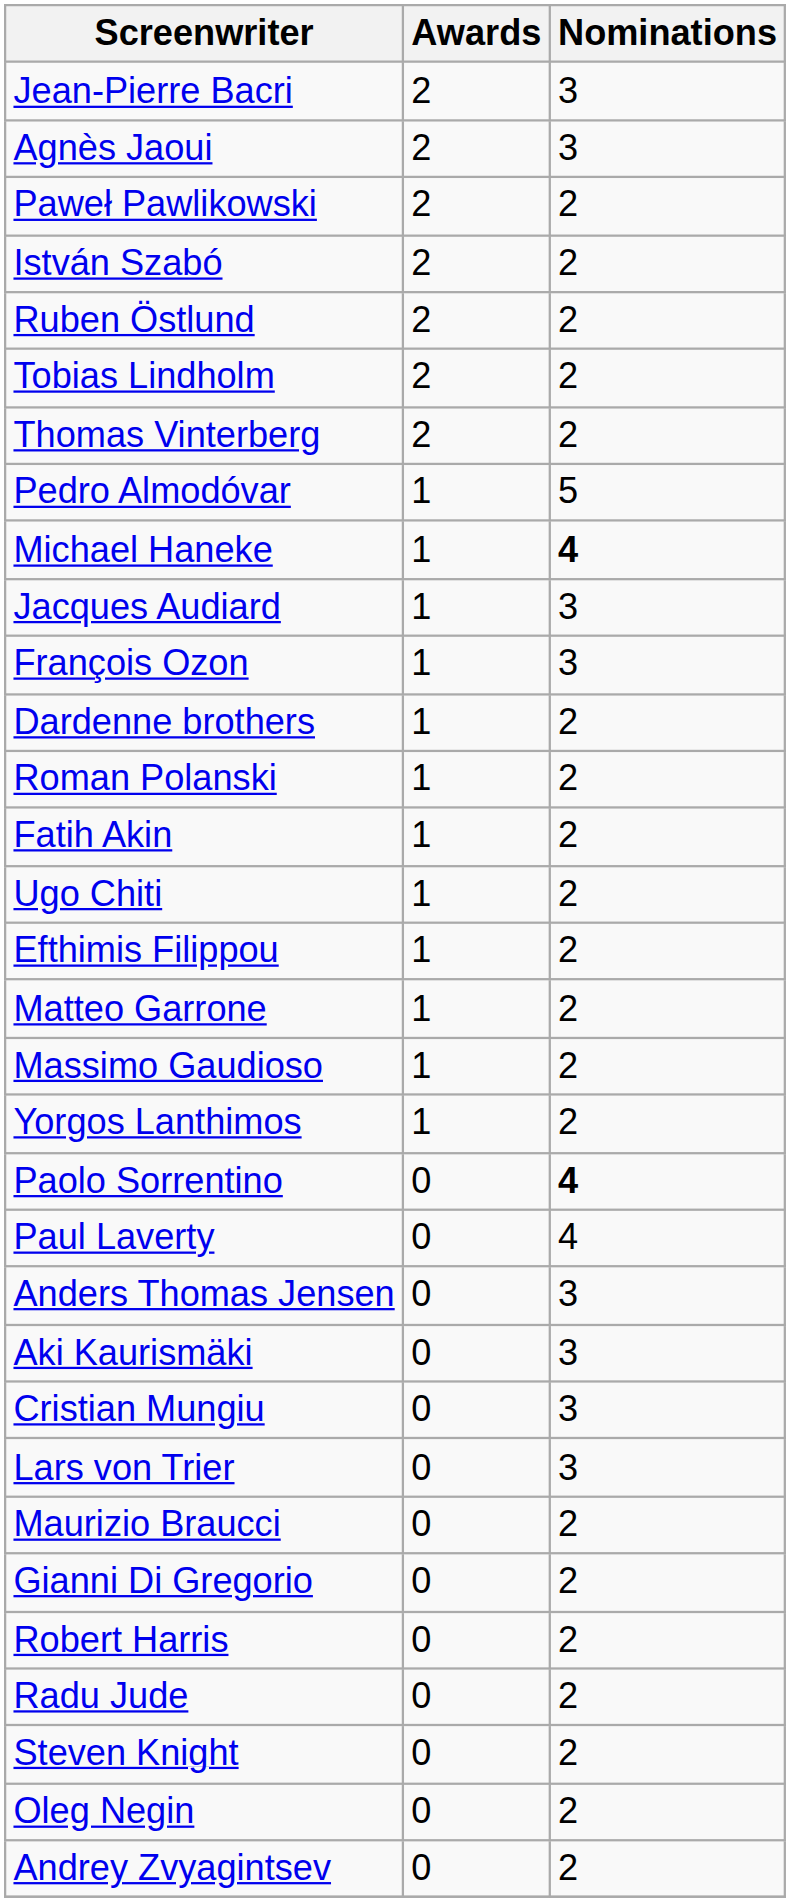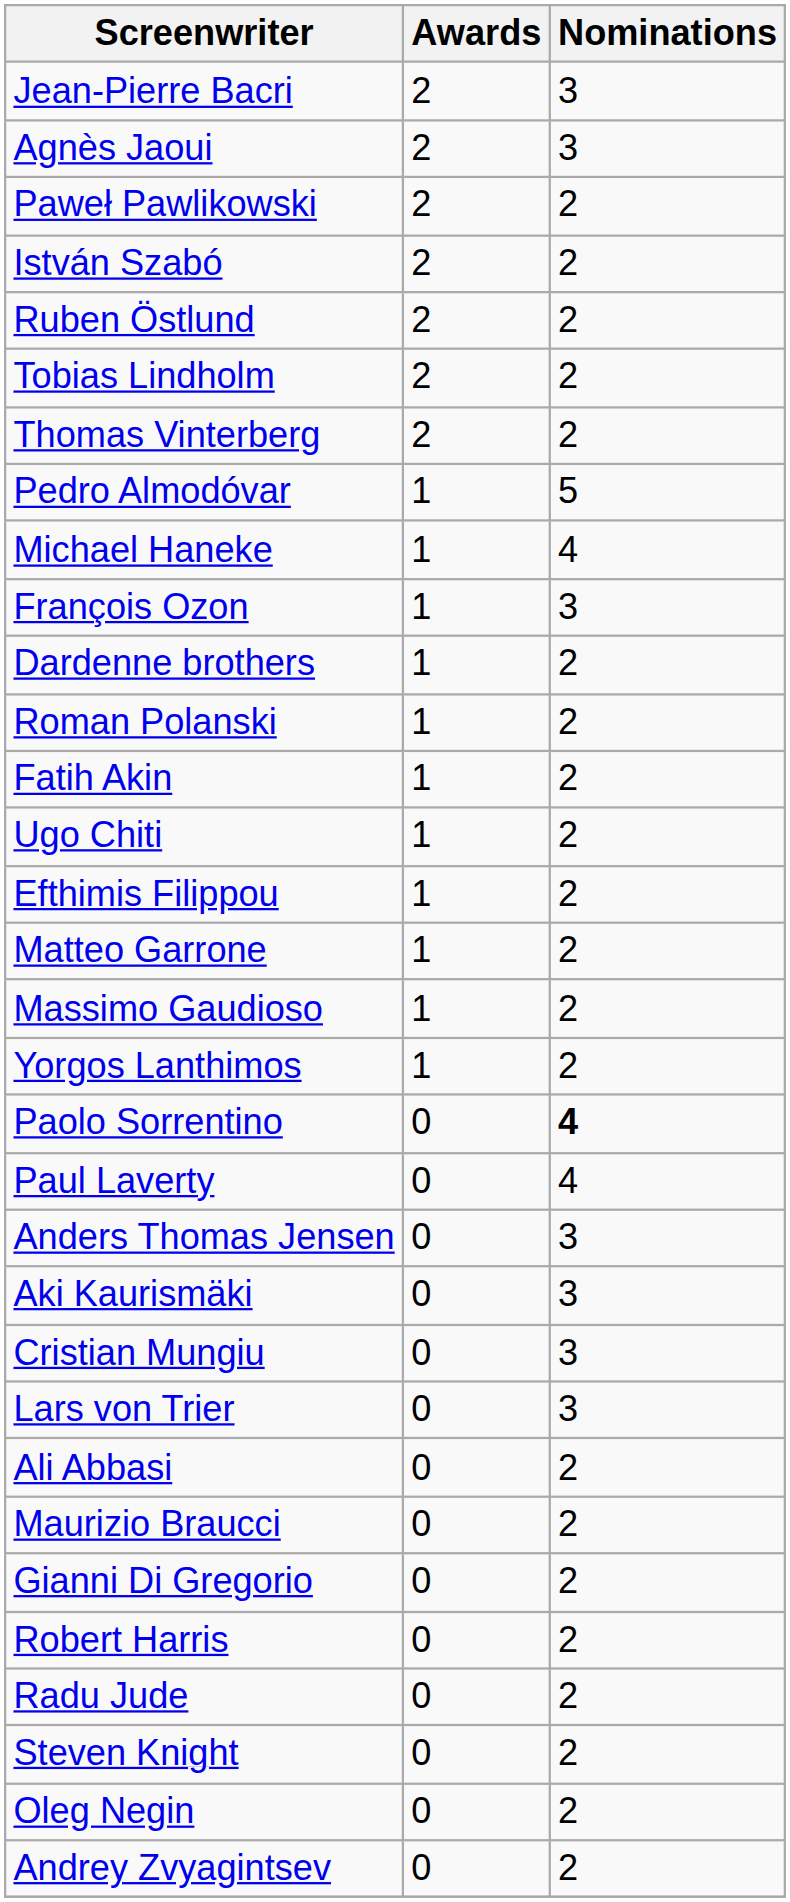(568, 549) bold -> (568, 549) normal
- row: (147, 606)
+ row: (93, 1466)
